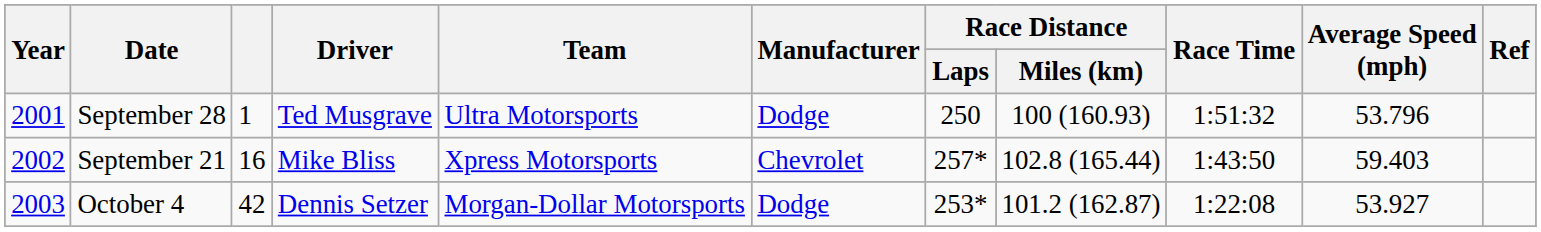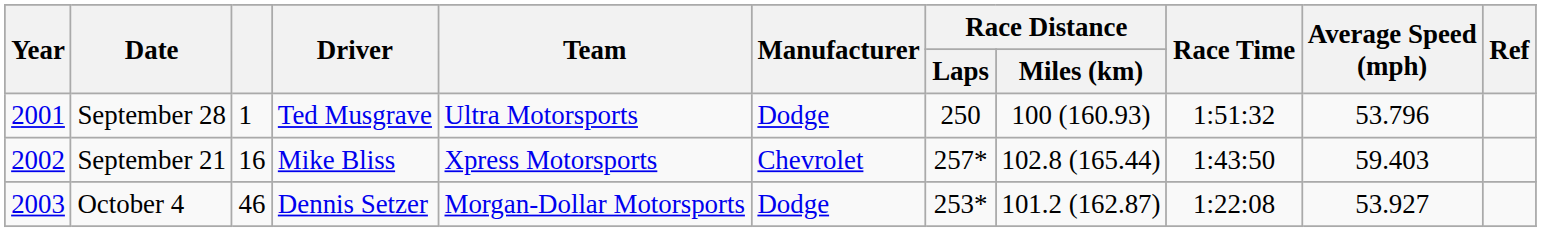(252, 204) 42 -> (252, 204) 46
